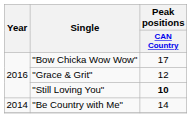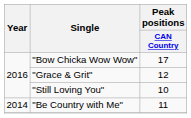(163, 90) bold -> (163, 90) normal
(163, 105) 14 -> (163, 105) 11
